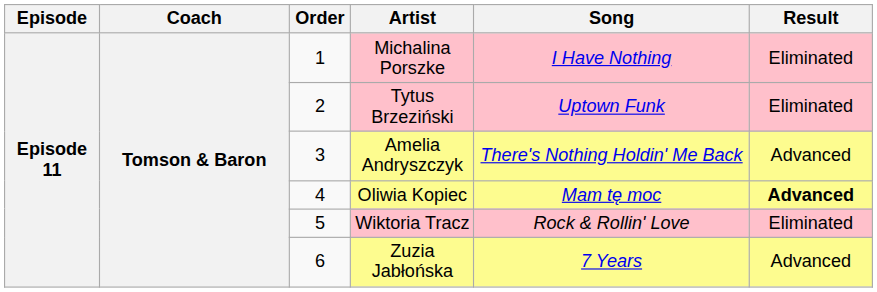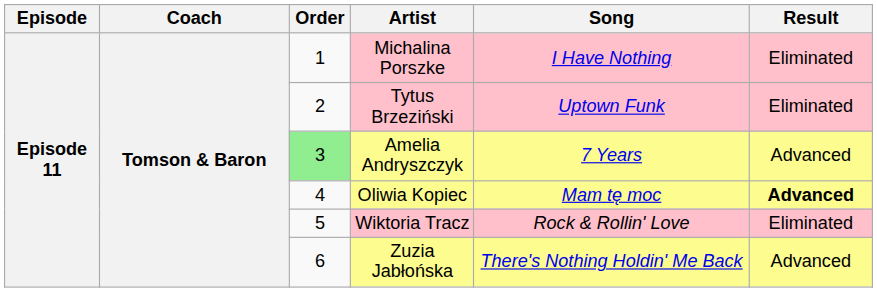(320, 155) no background -> (320, 155) lightgreen background
(612, 155) There's Nothing Holdin' Me Back -> (612, 155) 7 Years
(612, 262) 7 Years -> (612, 262) There's Nothing Holdin' Me Back
